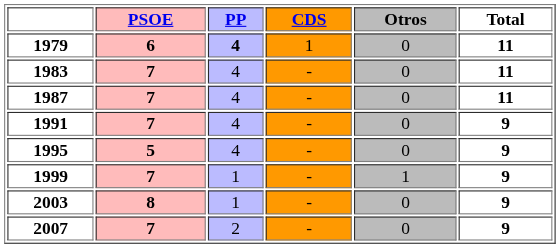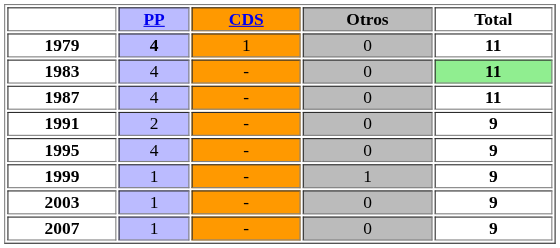- column: (151, 19)
(506, 71) no background -> (493, 71) lightgreen background
(236, 123) 4 -> (154, 123) 2
(236, 228) 2 -> (154, 228) 1
